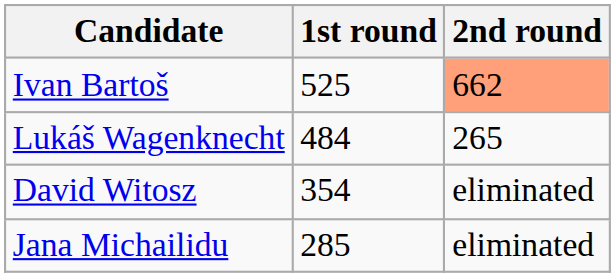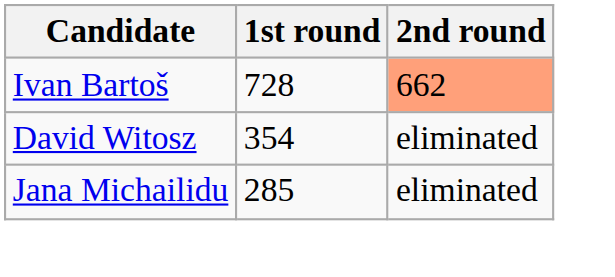(325, 84) 525 -> (269, 84) 728
- row: (149, 137)
